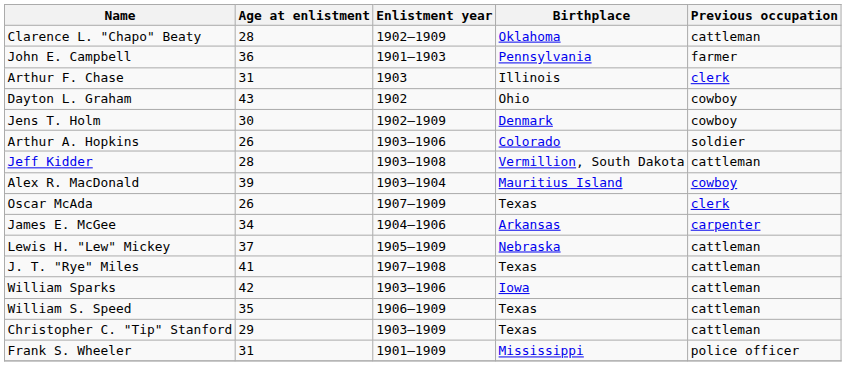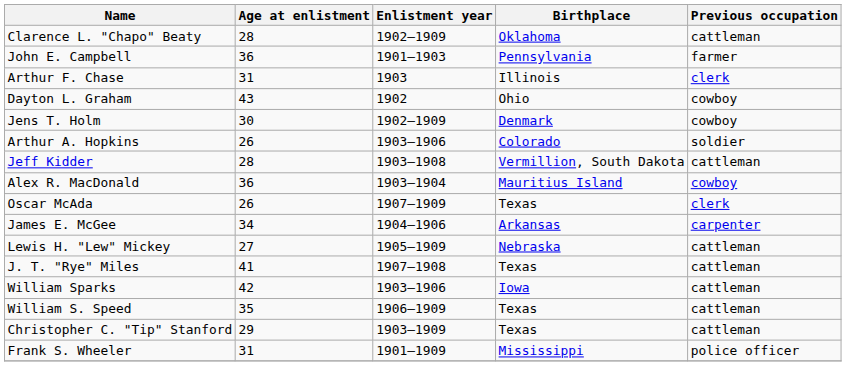(246, 183) 39 -> (246, 183) 36
(246, 246) 37 -> (246, 246) 27
